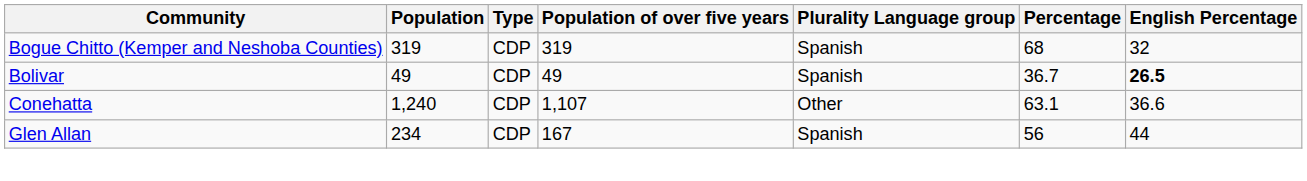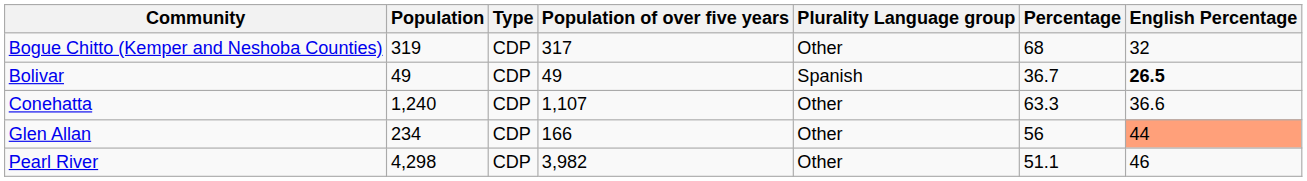(557, 47) 319 -> (557, 47) 317
(830, 47) Spanish -> (820, 47) Other
(1041, 104) 63.1 -> (1041, 104) 63.3
(557, 133) 167 -> (557, 133) 166
(830, 133) Spanish -> (820, 133) Other
(1140, 133) no background -> (1140, 133) lightsalmon background
+ row: (53, 162)
